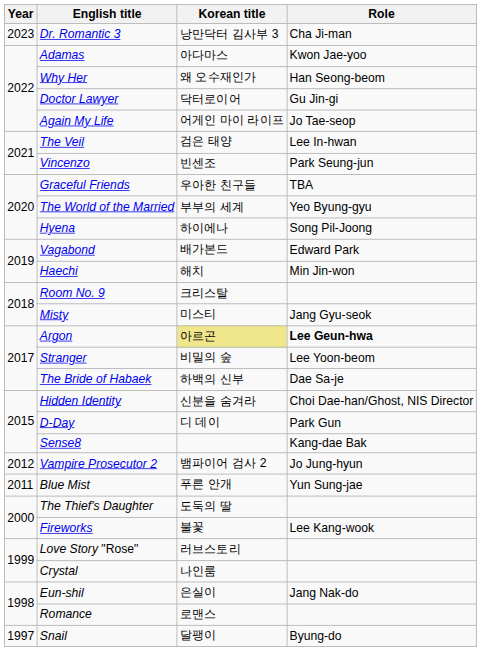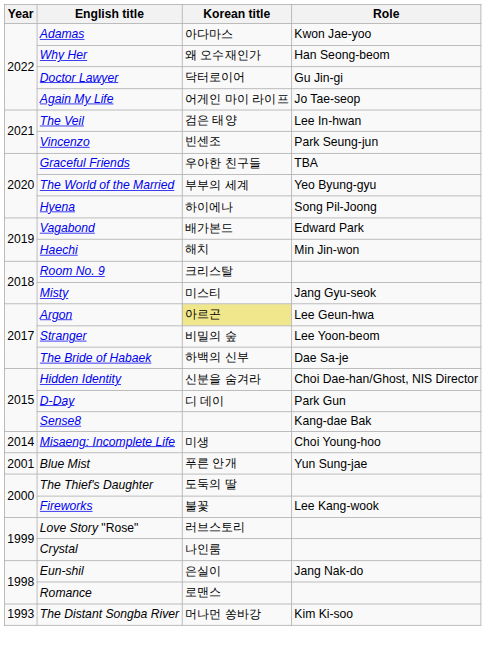- row: (80, 34)
(331, 336) bold -> (334, 314) normal
+ row: (107, 442)
- row: (98, 463)
(20, 485) 2011 -> (21, 463) 2001
- row: (53, 636)
+ row: (109, 614)
